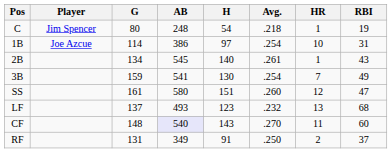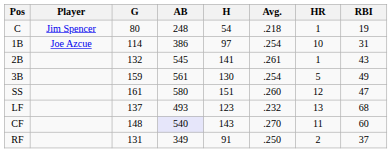(135, 60) 134 -> (135, 60) 132
(226, 60) 140 -> (226, 60) 141
(181, 76) 541 -> (181, 76) 561
(318, 76) 7 -> (318, 76) 5
